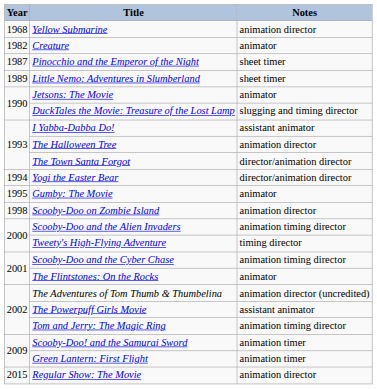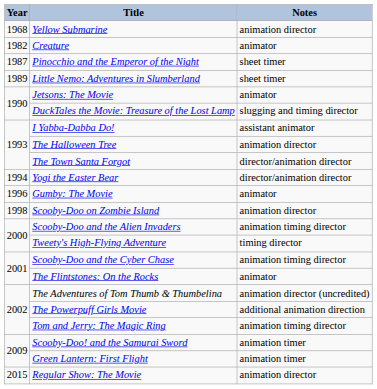(17, 194) 1995 -> (17, 194) 1996
(277, 309) assistant animator -> (302, 309) additional animation direction
